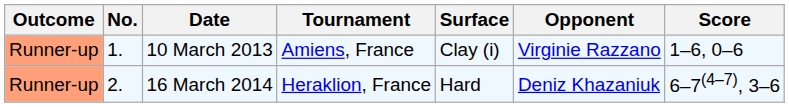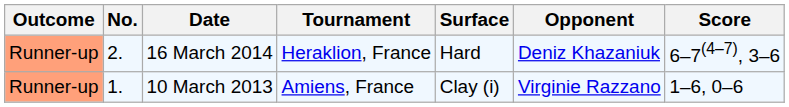rows swapped: (210, 50) <-> (210, 83)
